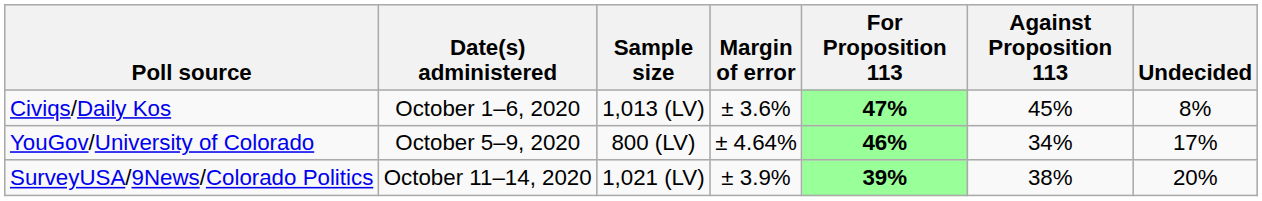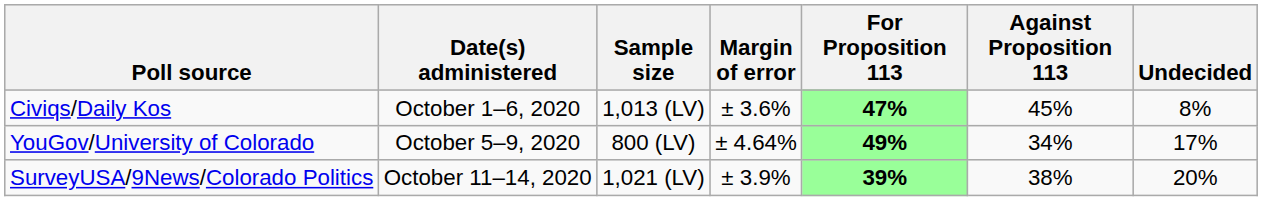(885, 143) 46% -> (885, 143) 49%
